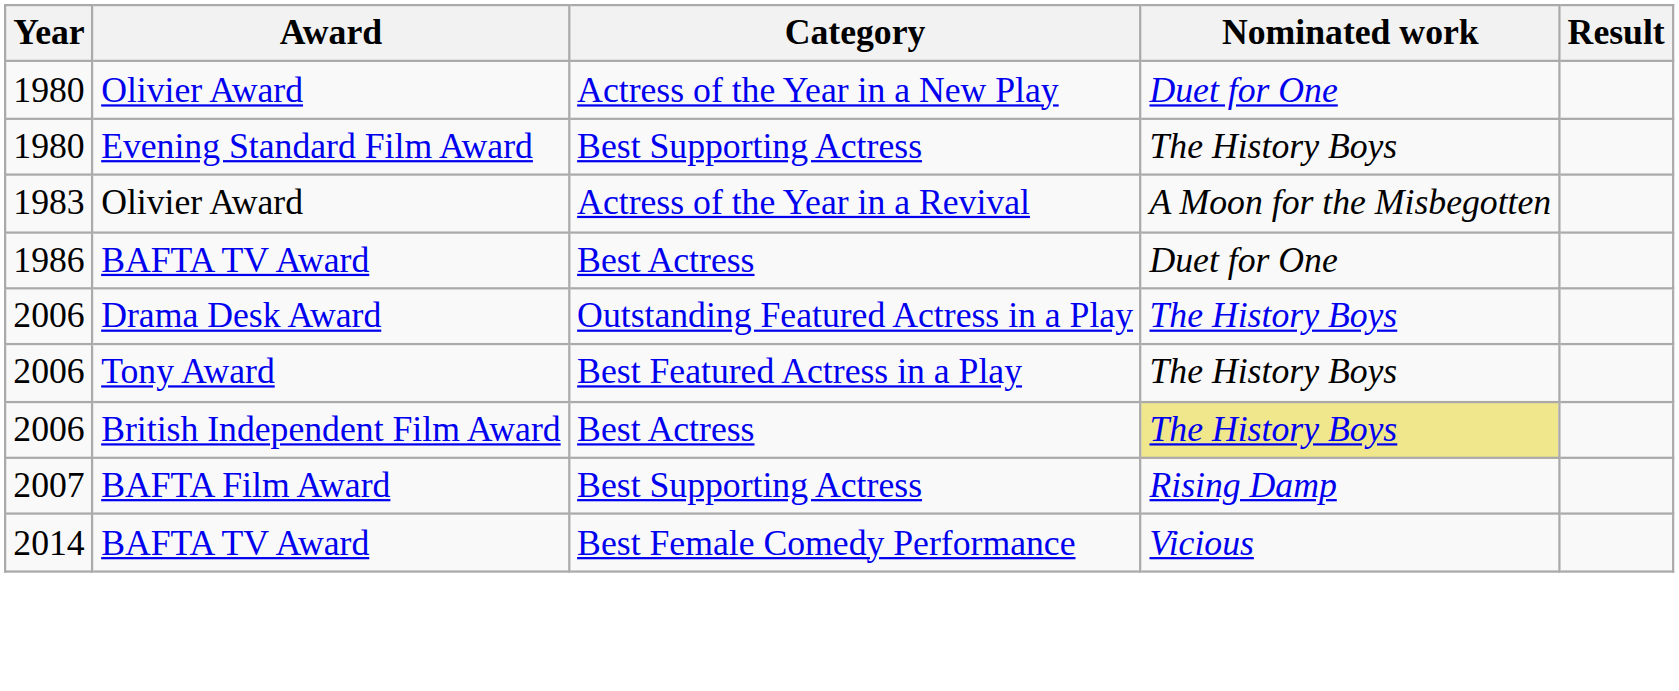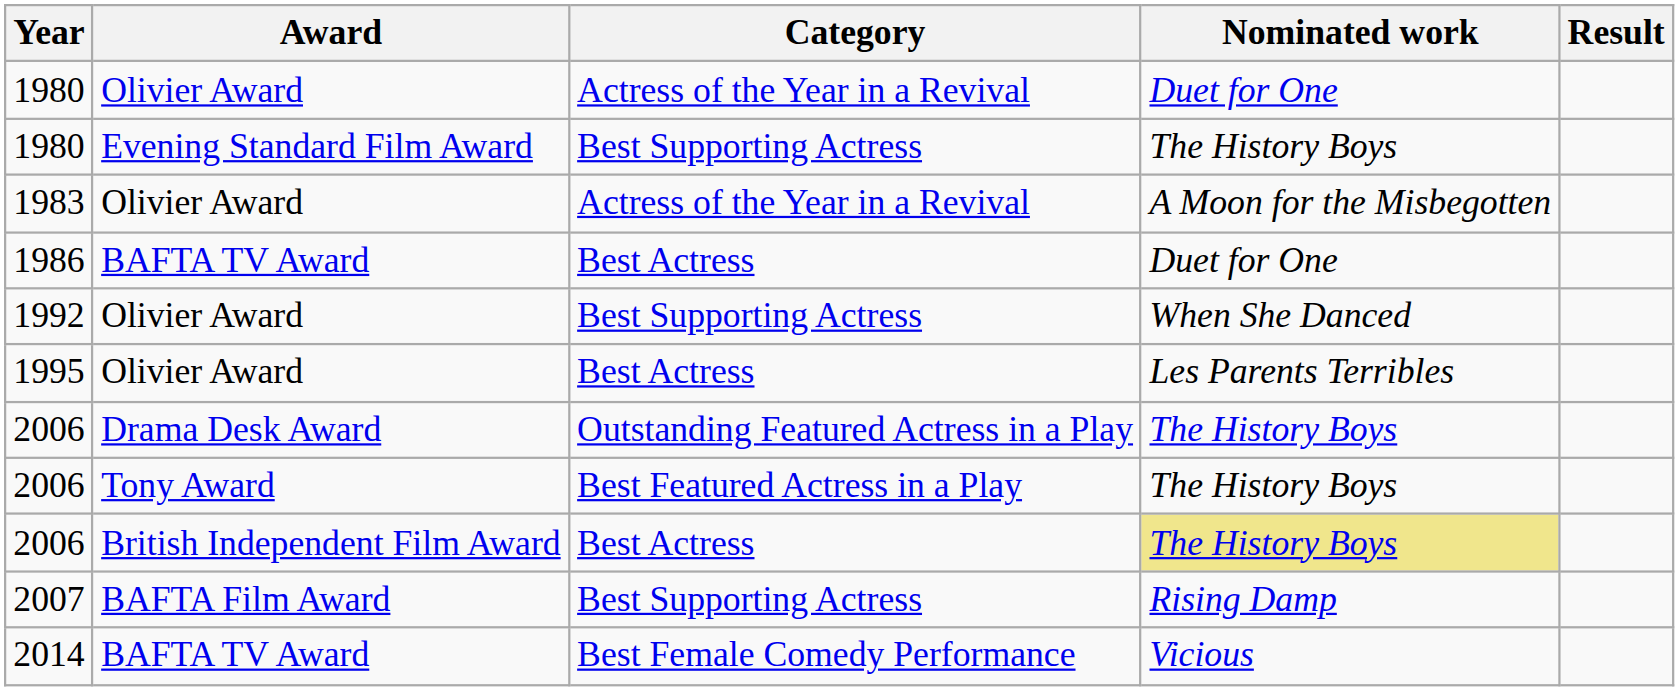(818, 89) Actress of the Year in a New Play -> (804, 89) Actress of the Year in a Revival
+ row: (49, 315)
+ row: (49, 372)
